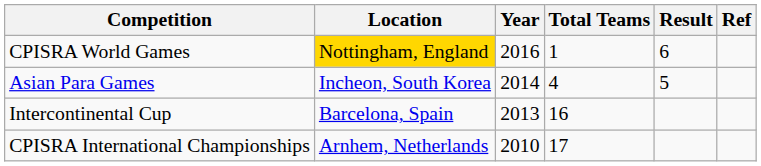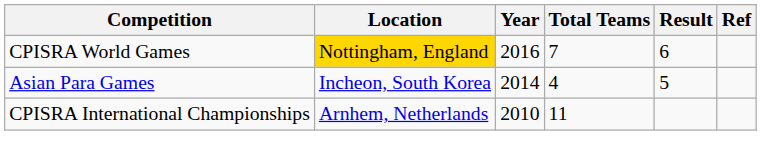(553, 51) 1 -> (553, 51) 7
- row: (90, 113)
(558, 144) 17 -> (558, 113) 11
